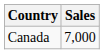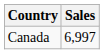(80, 37) 7,000 -> (80, 37) 6,997
